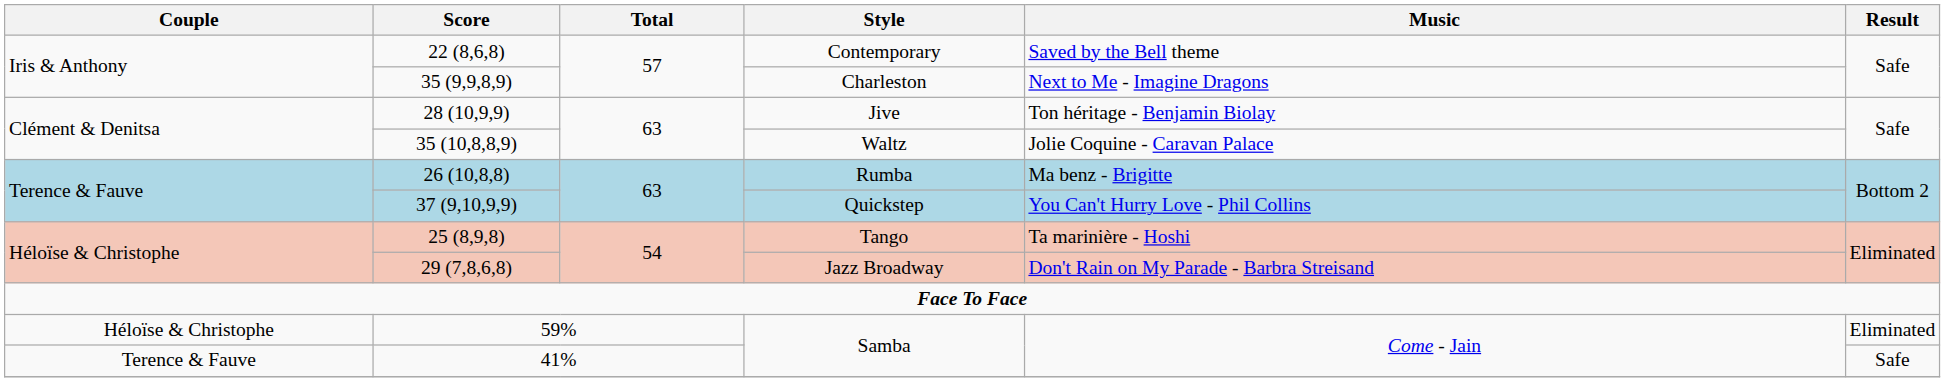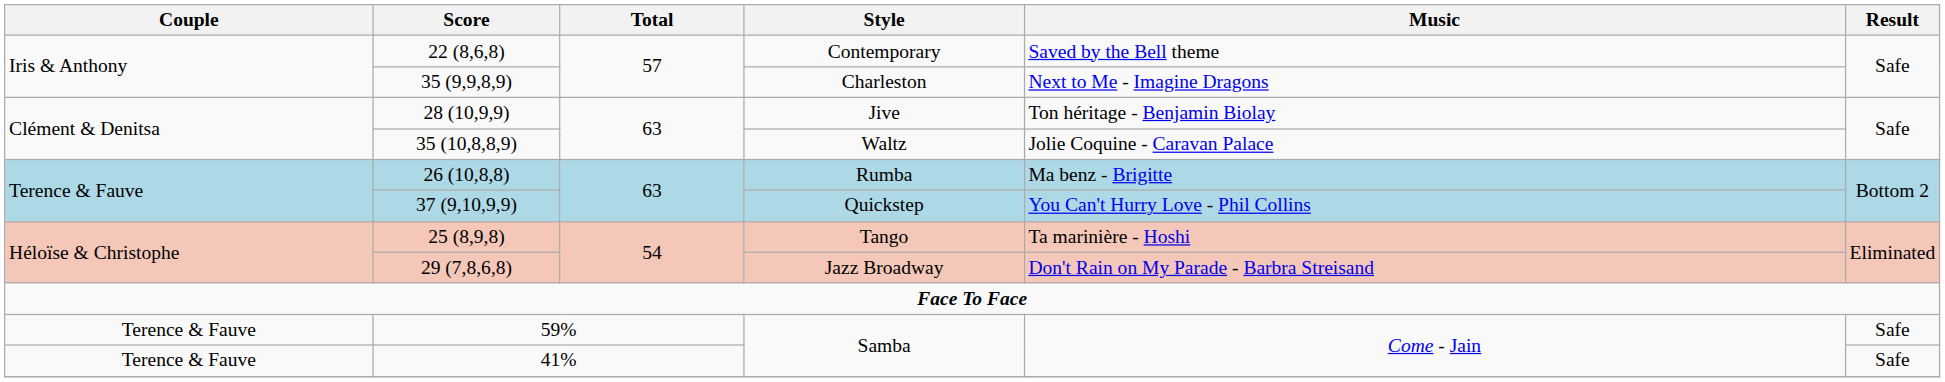(189, 329) Héloïse & Christophe -> (189, 329) Terence & Fauve
(1892, 329) Eliminated -> (1892, 329) Safe
